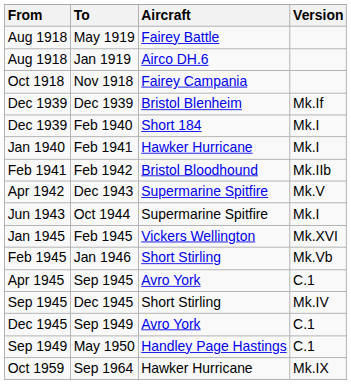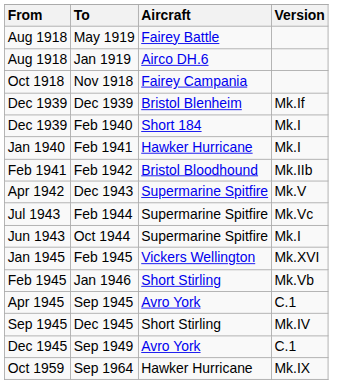+ row: (103, 214)
- row: (104, 346)
